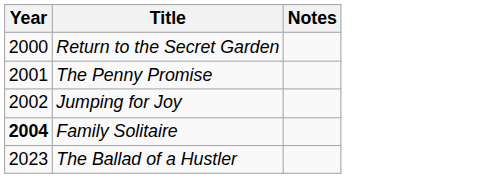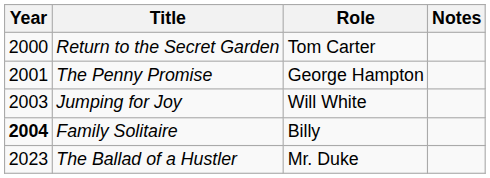+ column: (356, 18)
(28, 103) 2002 -> (28, 103) 2003
